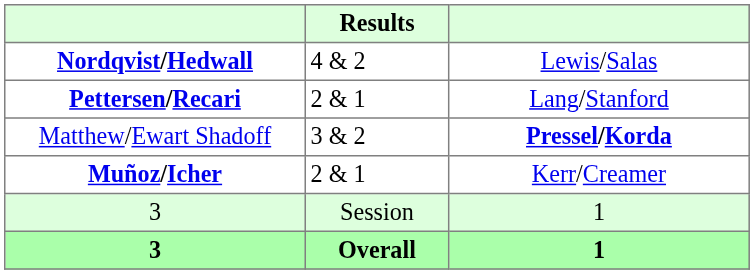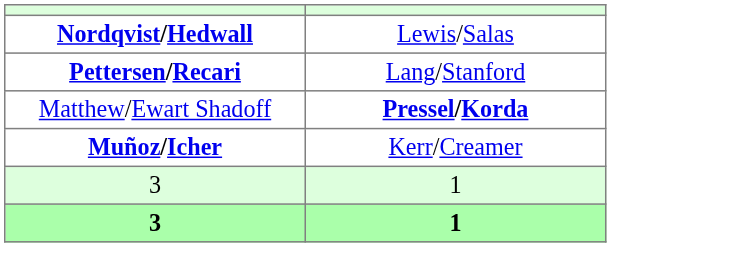- column: (377, 23)
